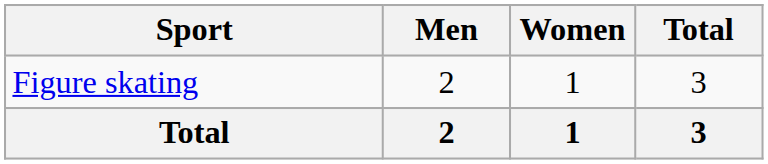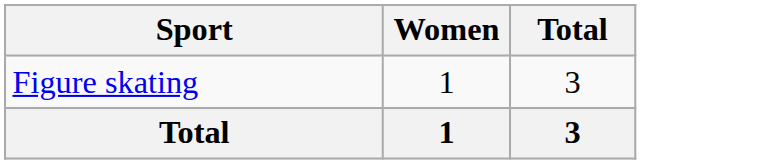- column: (446, 30)
